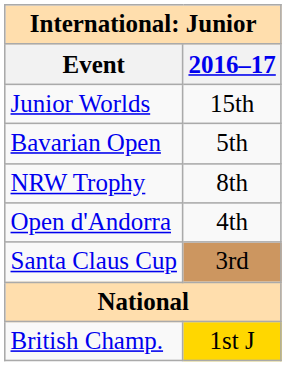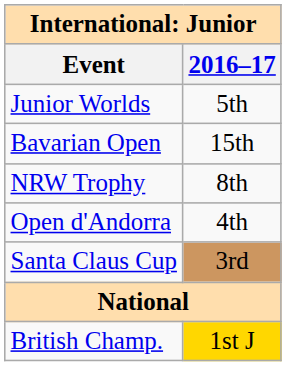(232, 103) 15th -> (232, 103) 5th
(232, 143) 5th -> (232, 143) 15th
